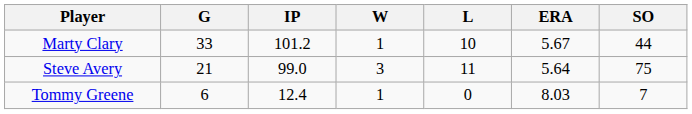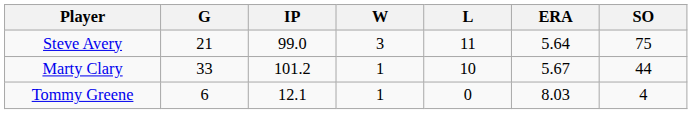rows swapped: (83, 43) <-> (83, 69)
(292, 95) 12.4 -> (292, 95) 12.1
(643, 95) 7 -> (643, 95) 4
